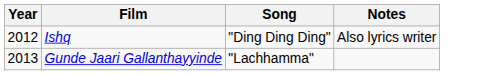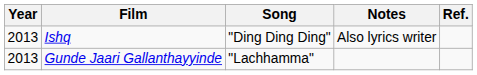+ column: (456, 15)
(23, 37) 2012 -> (23, 37) 2013
